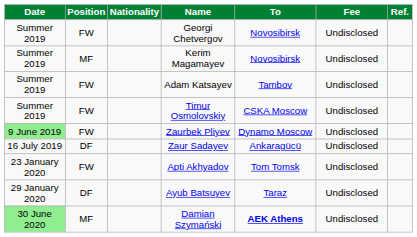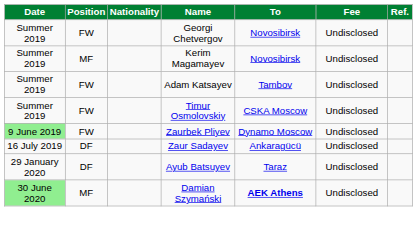- row: (198, 167)
